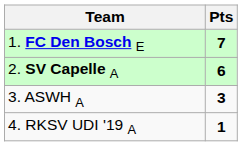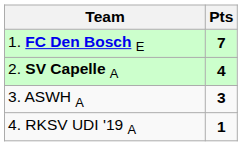(221, 71) 6 -> (221, 71) 4
